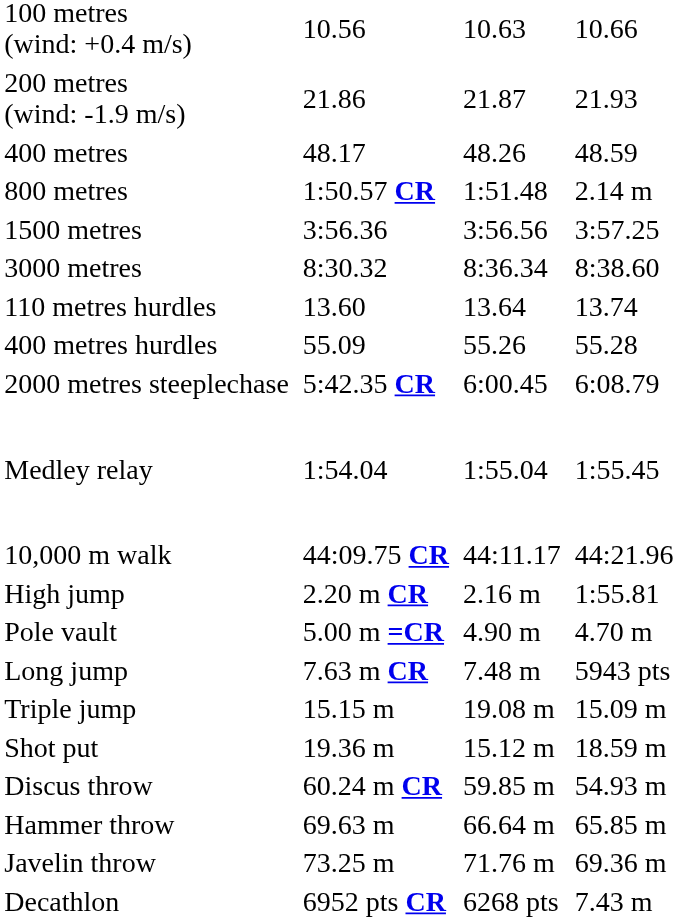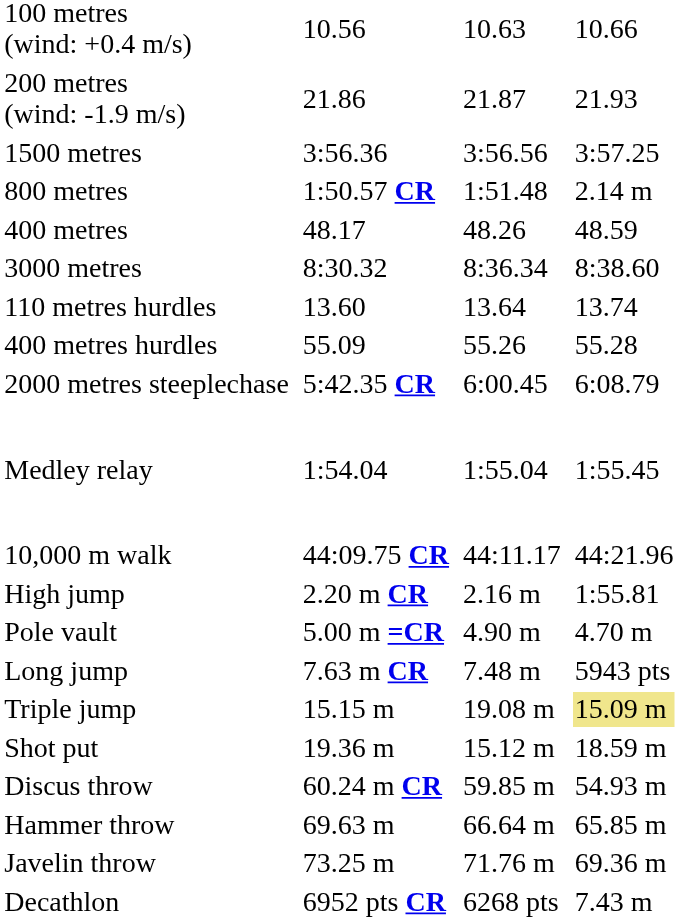rows swapped: (66, 152) <-> (73, 229)
(621, 709) no background -> (621, 709) khaki background
